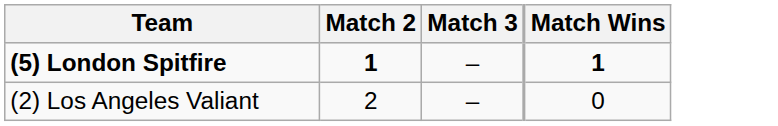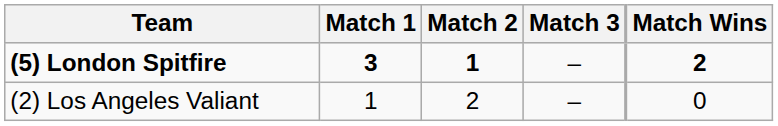+ column: (371, 23)
(598, 62) 1 -> (700, 62) 2
